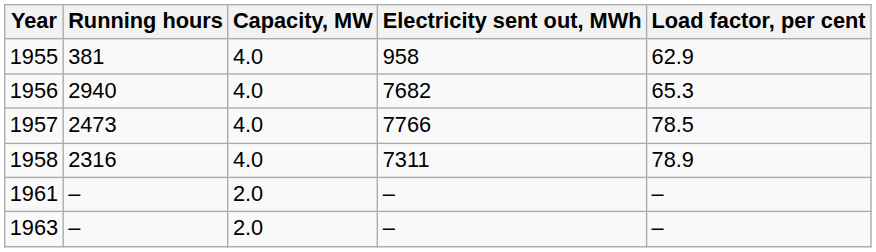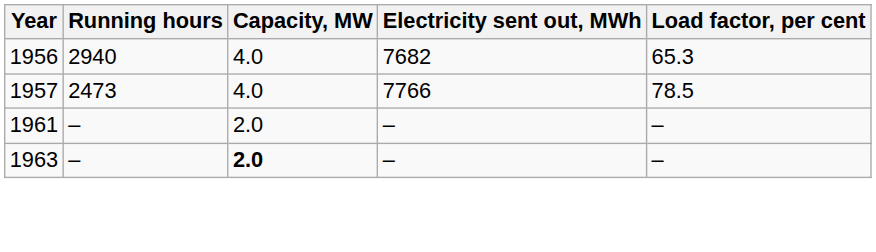- row: (34, 56)
- row: (34, 159)
(248, 228) normal -> (248, 159) bold
